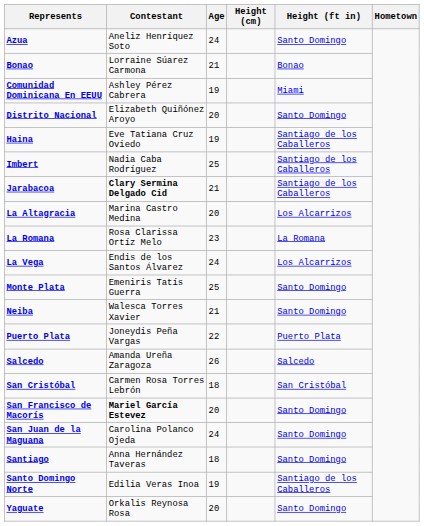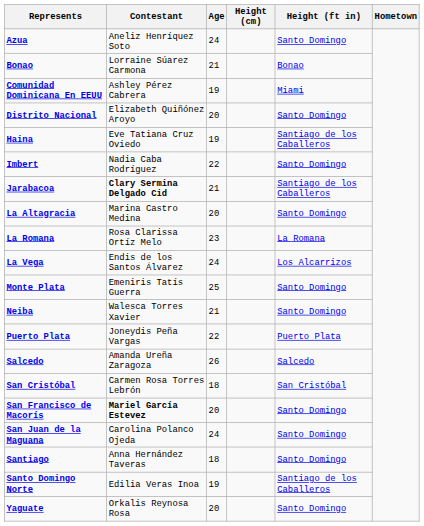(214, 164) 25 -> (214, 164) 22
(317, 164) Santiago de los Caballeros -> (312, 164) Santo Domingo
(314, 214) Los Alcarrizos -> (312, 214) Santo Domingo
